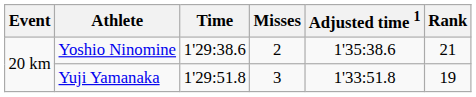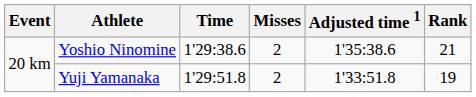(277, 78) 3 -> (277, 78) 2
